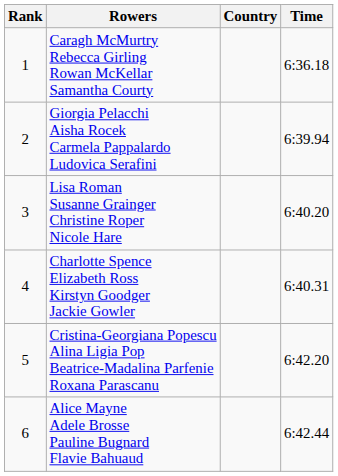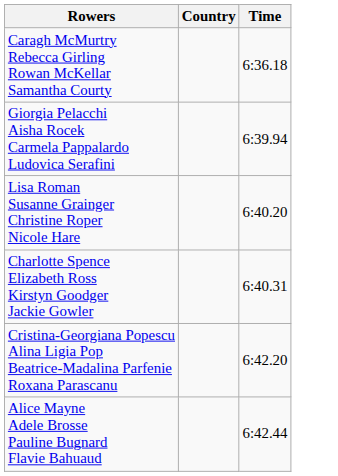- column: (25, 16)
